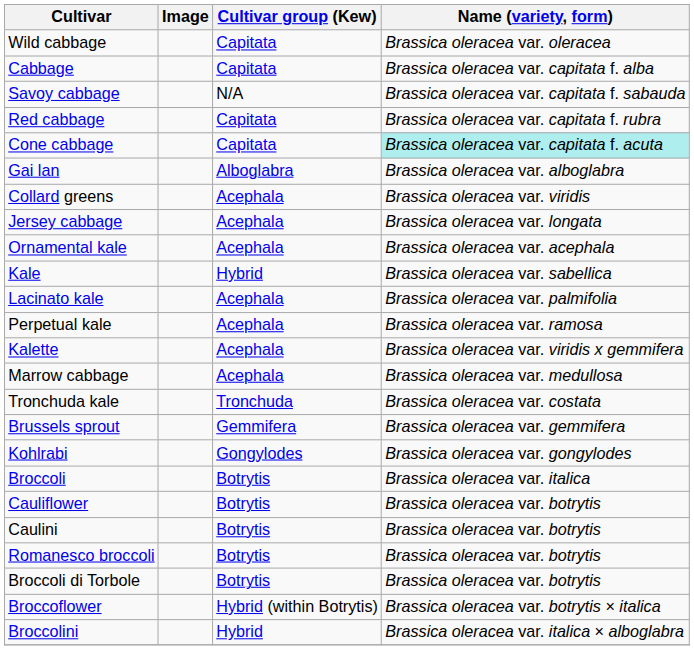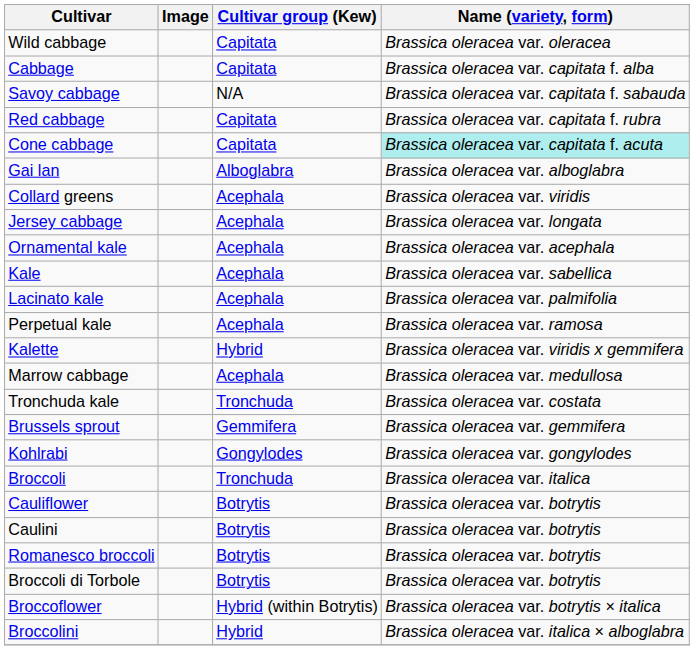(240, 273) Hybrid -> (250, 273) Acephala
(250, 350) Acephala -> (240, 350) Hybrid
(243, 478) Botrytis -> (255, 478) Tronchuda
